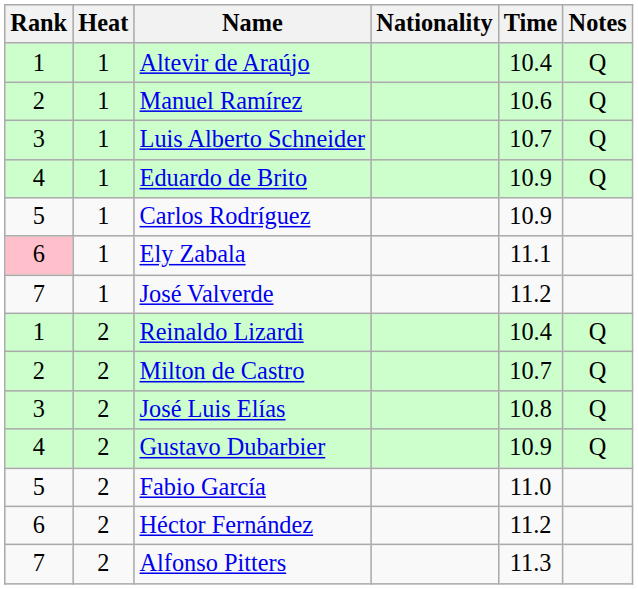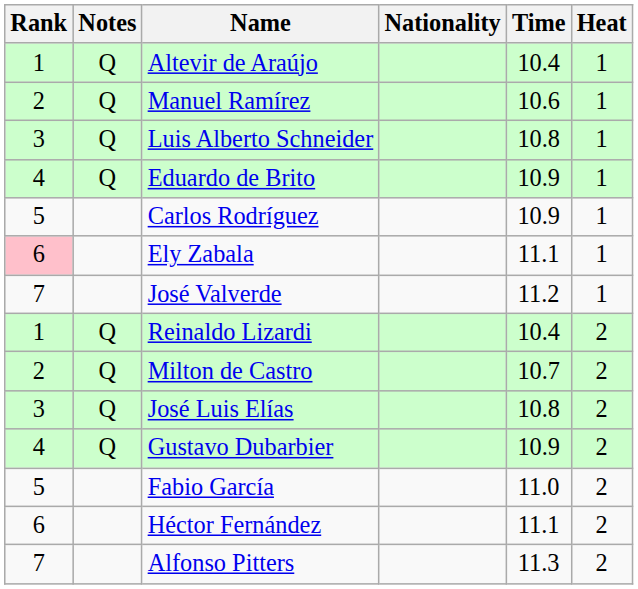columns swapped: (103, 23) <-> (598, 23)
(531, 139) 10.7 -> (539, 139) 10.8
(531, 525) 11.2 -> (539, 525) 11.1
